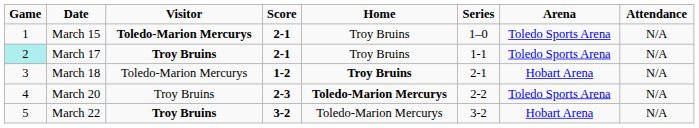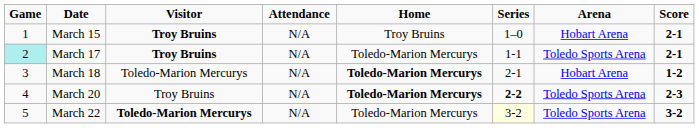columns swapped: (282, 14) <-> (657, 14)
(184, 34) Toledo-Marion Mercurys -> (184, 34) Troy Bruins
(559, 34) Toledo Sports Arena -> (594, 34) Hobart Arena
(380, 53) Troy Bruins -> (414, 53) Toledo-Marion Mercurys
(380, 73) Troy Bruins -> (414, 73) Toledo-Marion Mercurys
(478, 93) normal -> (513, 93) bold
(184, 113) Troy Bruins -> (184, 113) Toledo-Marion Mercurys
(478, 113) no background -> (513, 113) lightyellow background
(559, 113) Hobart Arena -> (594, 113) Toledo Sports Arena
